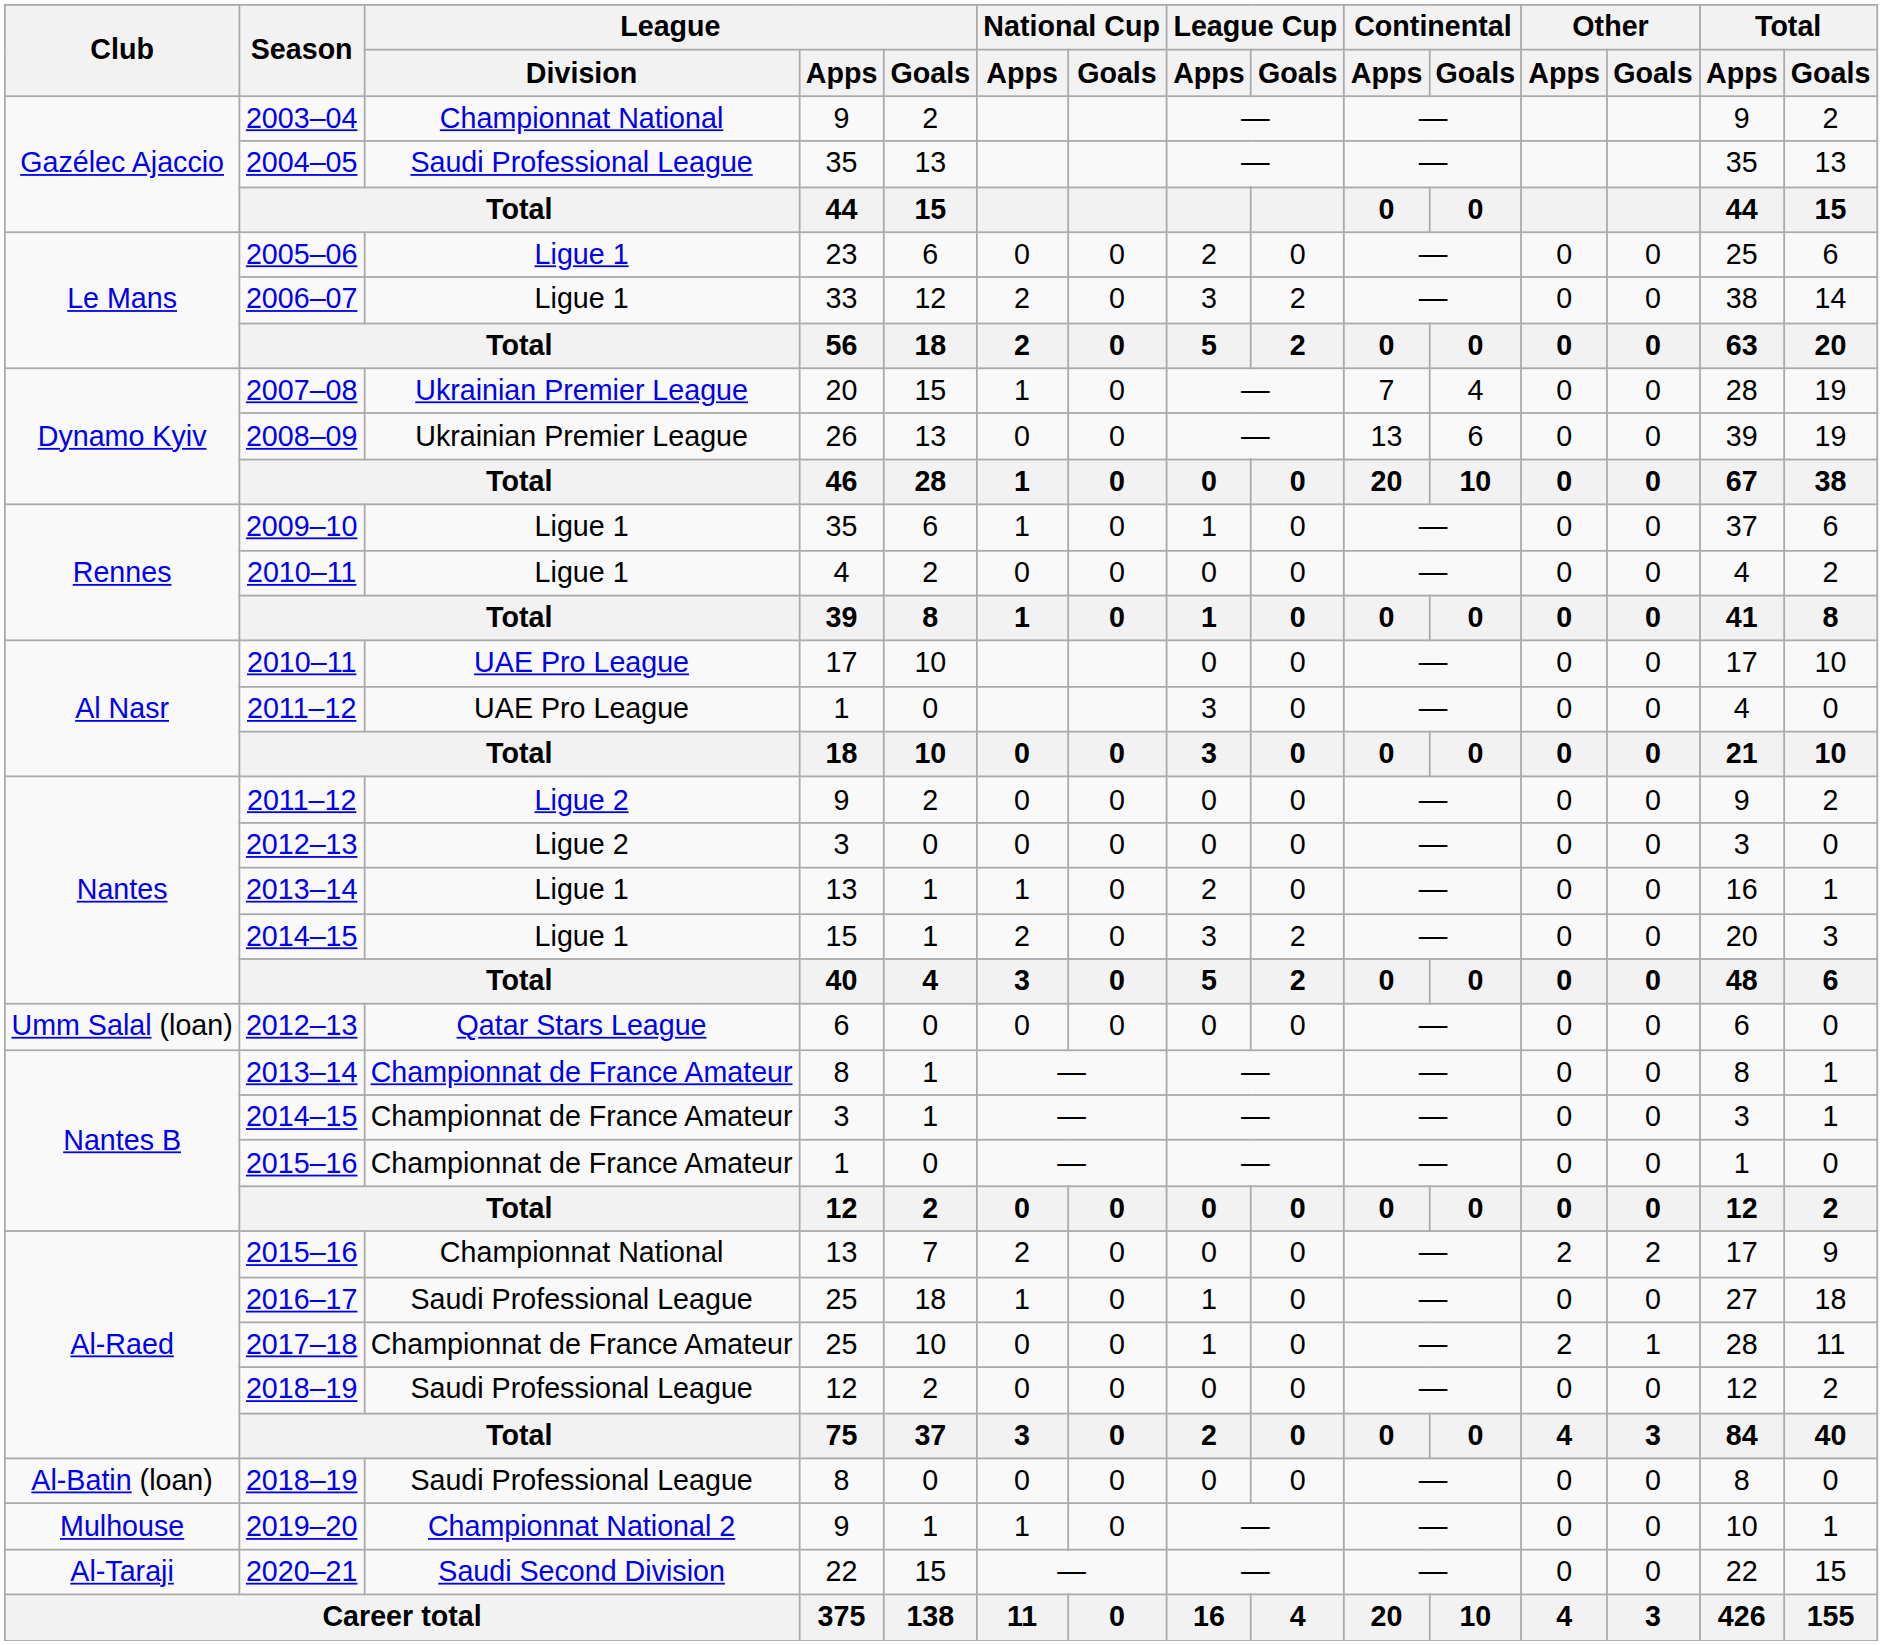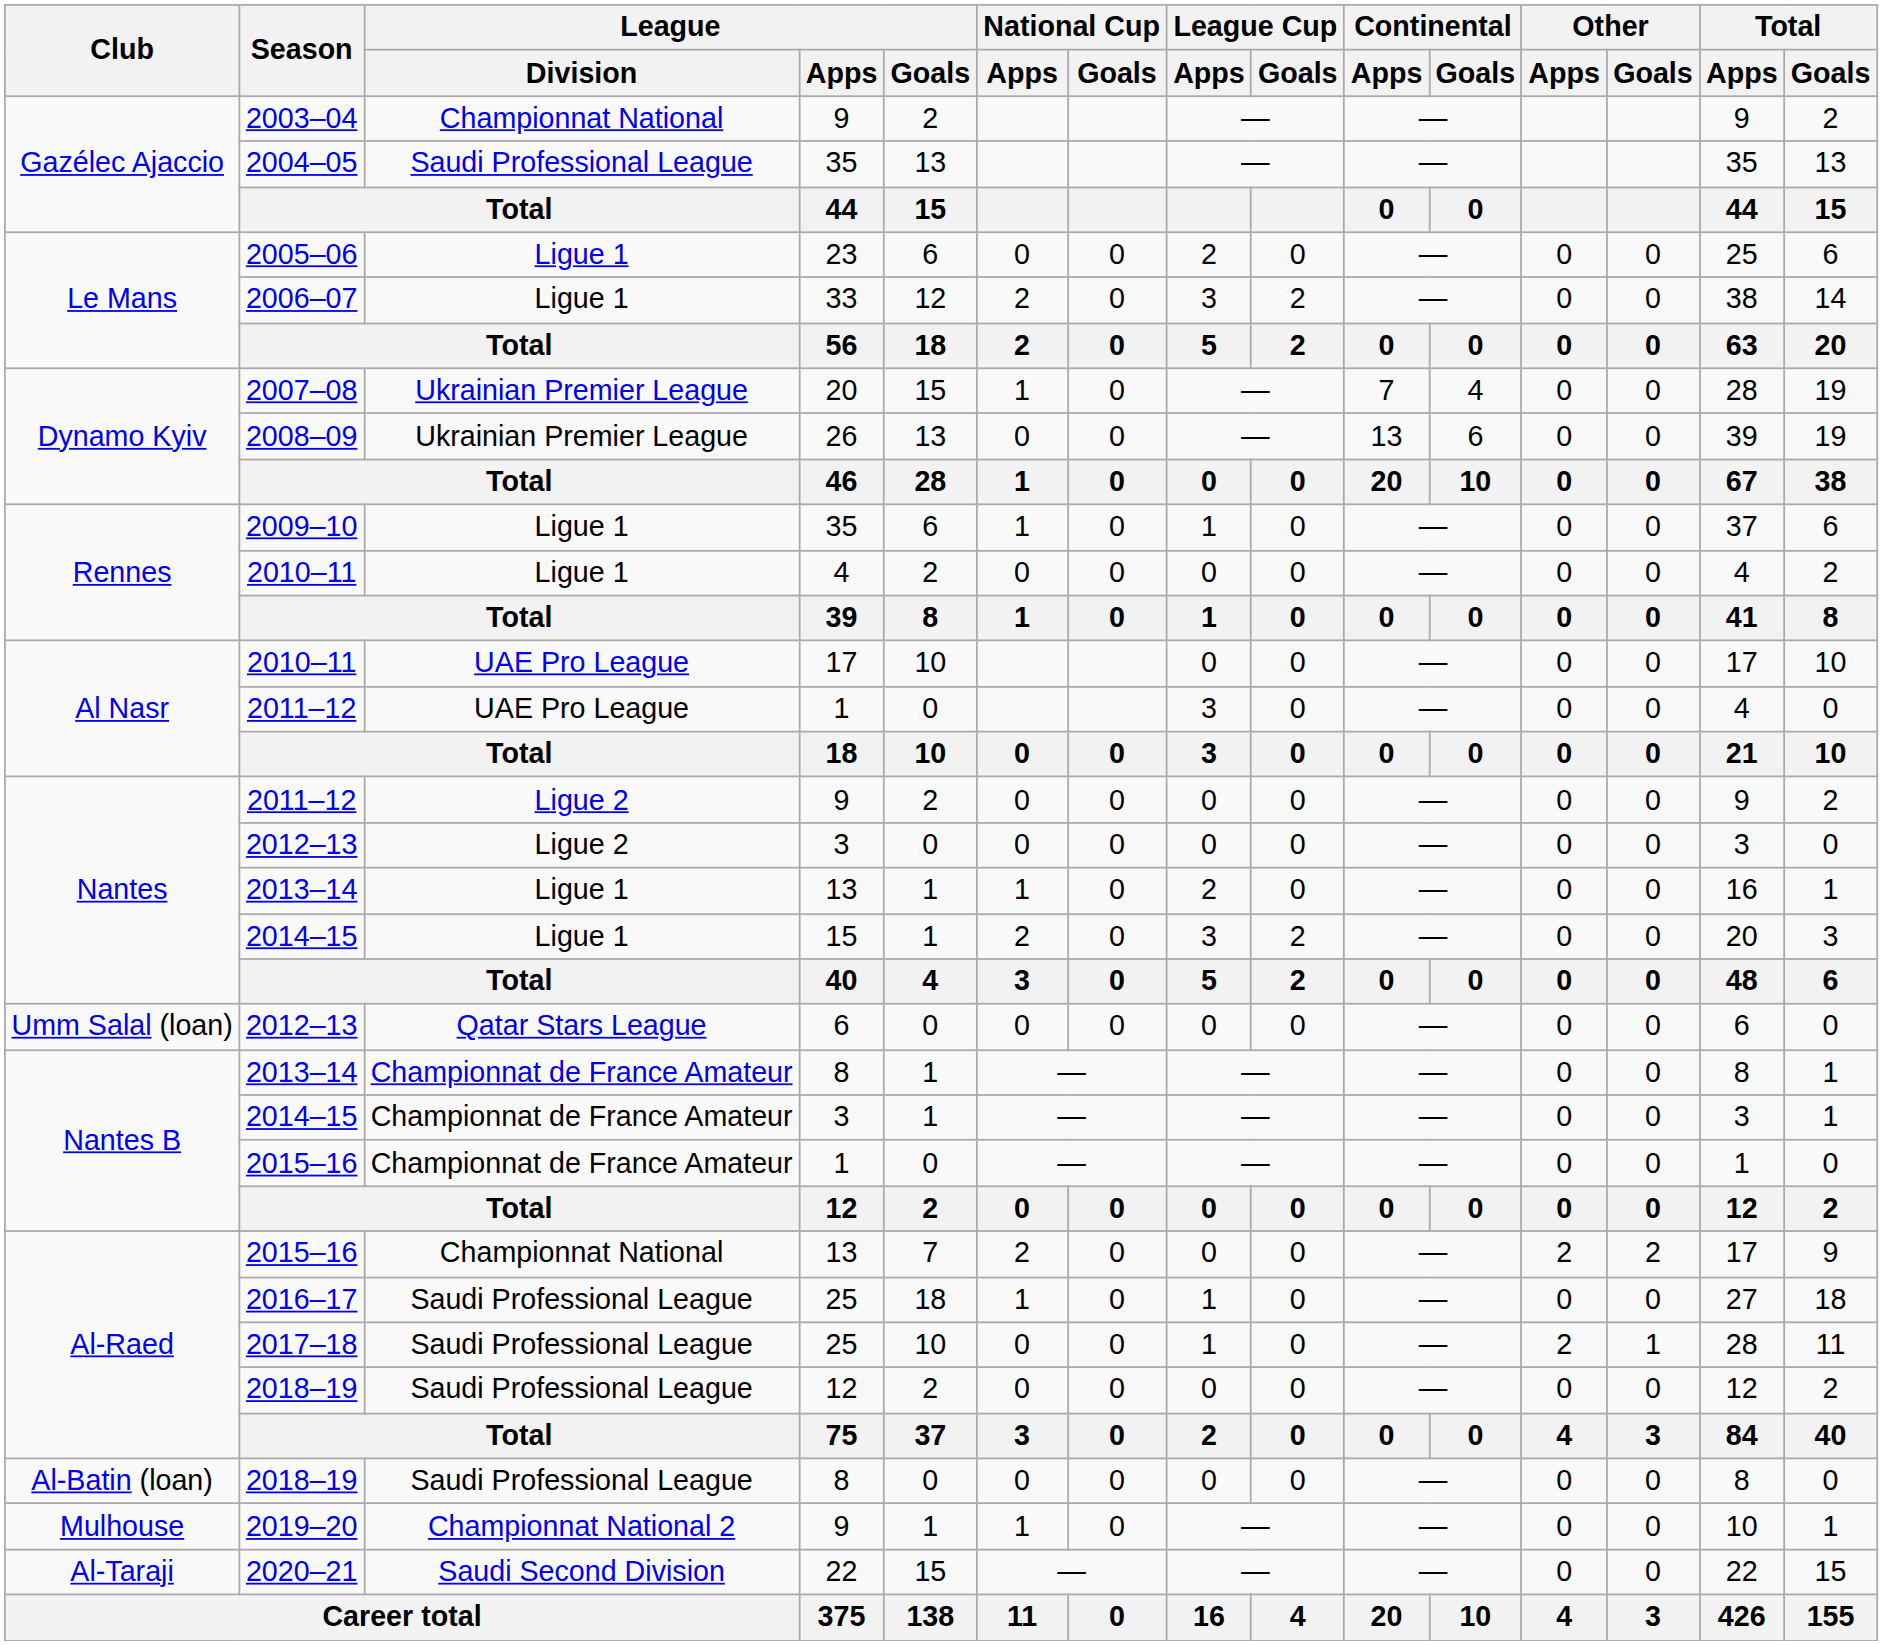(582, 1344) Championnat de France Amateur -> (582, 1344) Saudi Professional League
